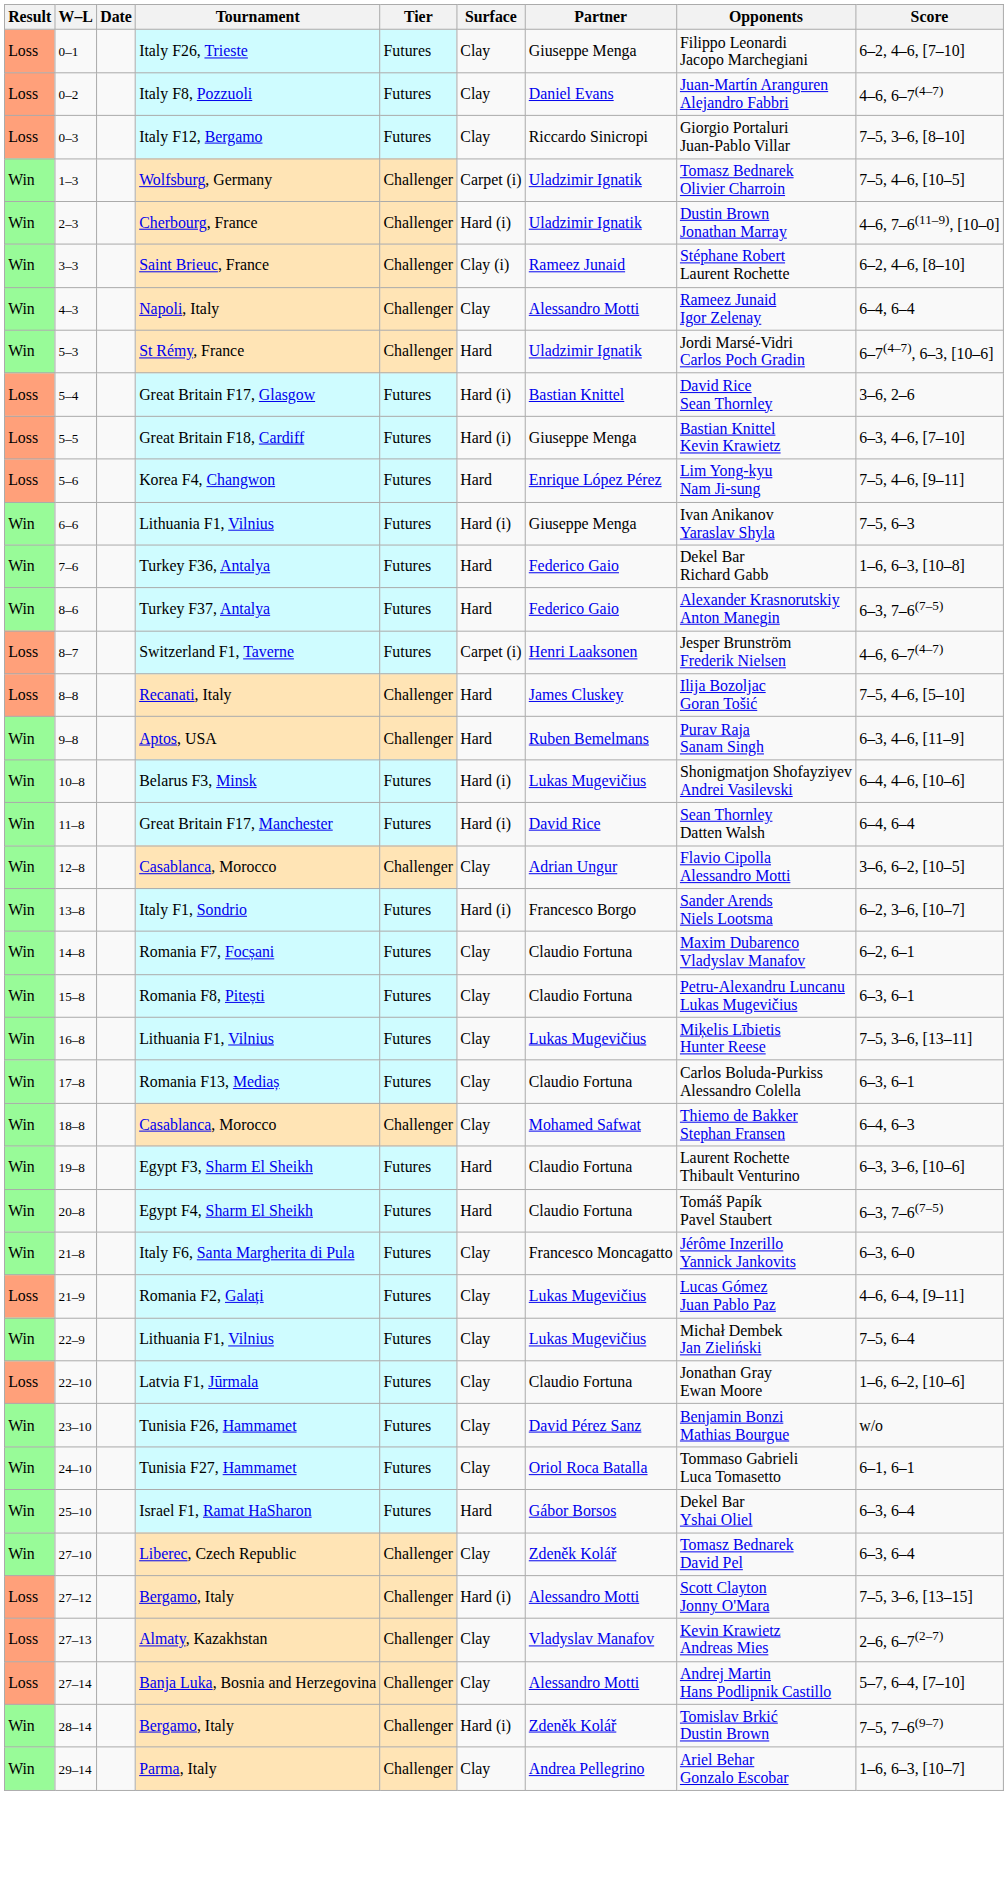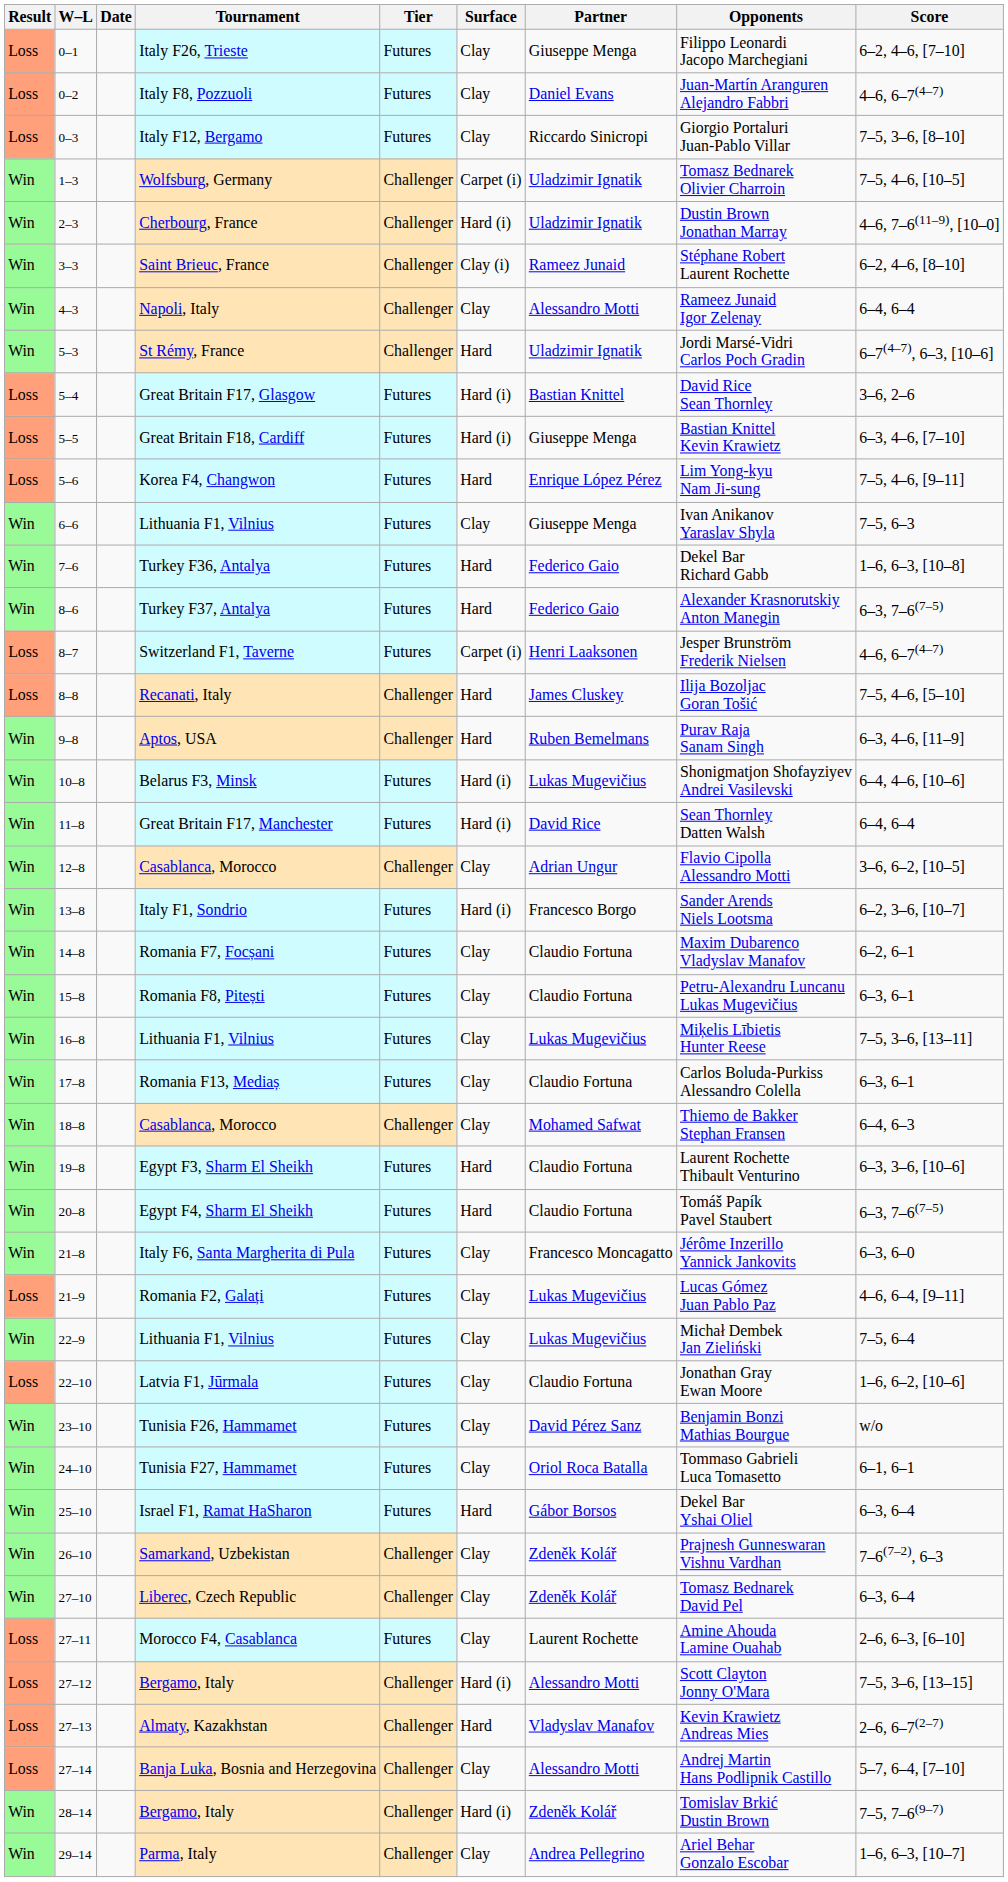(486, 523) Hard (i) -> (475, 523) Clay
+ row: (75, 1555)
+ row: (75, 1640)
(475, 1639) Clay -> (476, 1725) Hard
